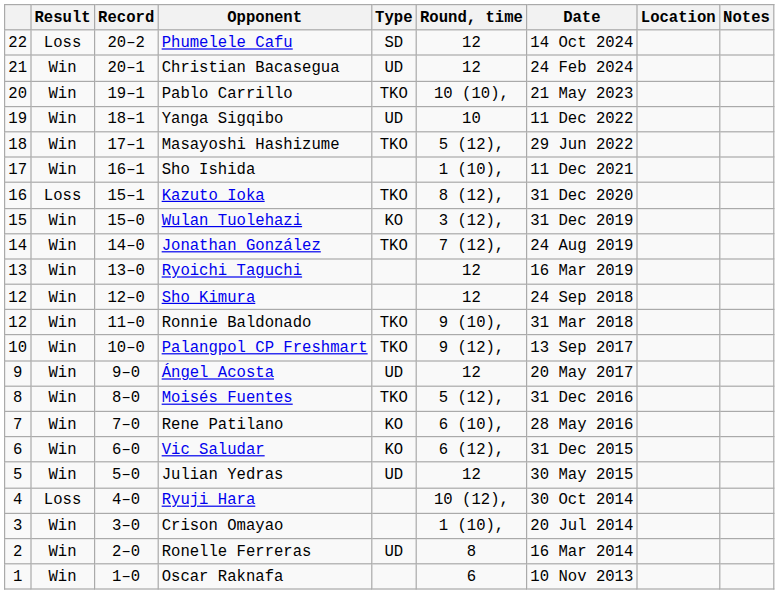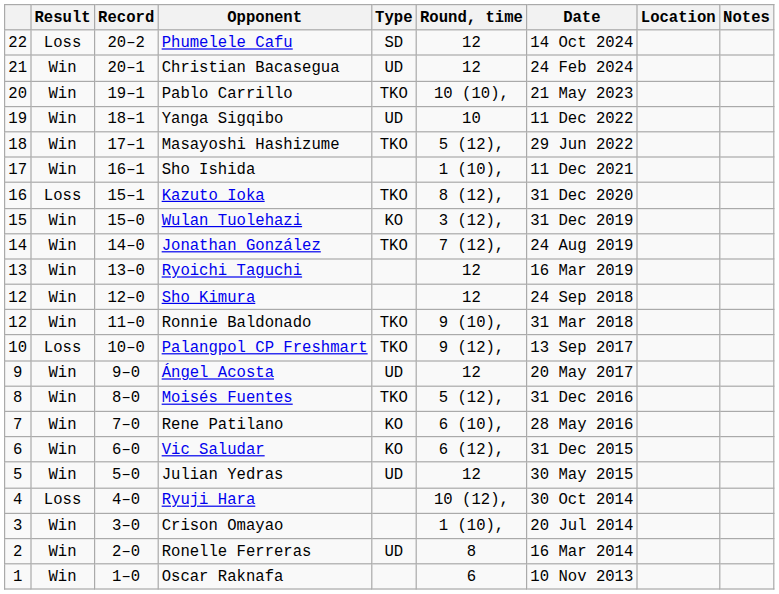(63, 348) Win -> (63, 348) Loss
